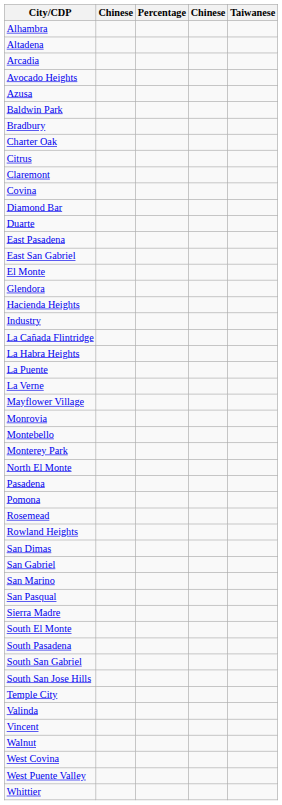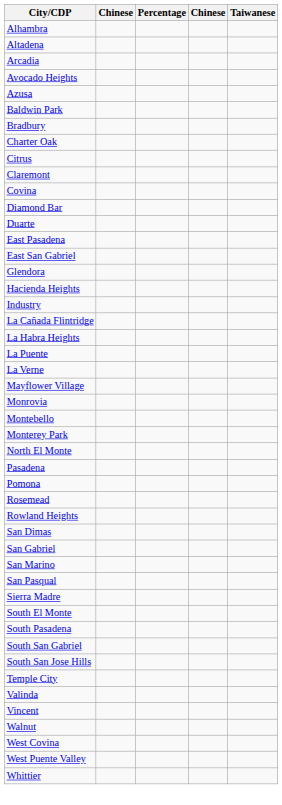- row: (26, 272)
